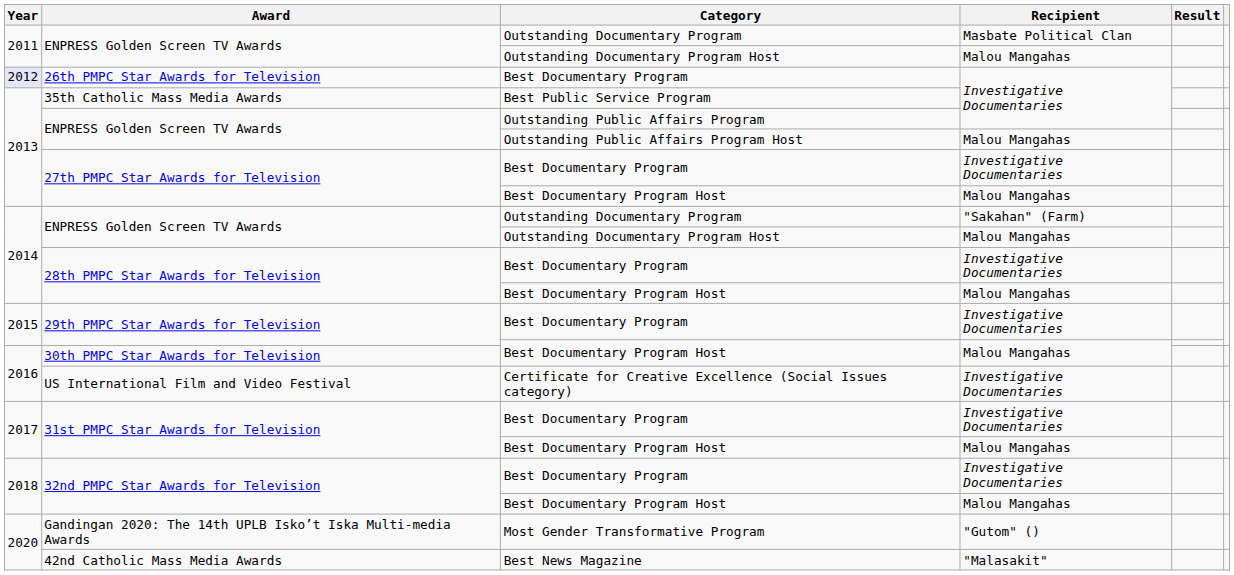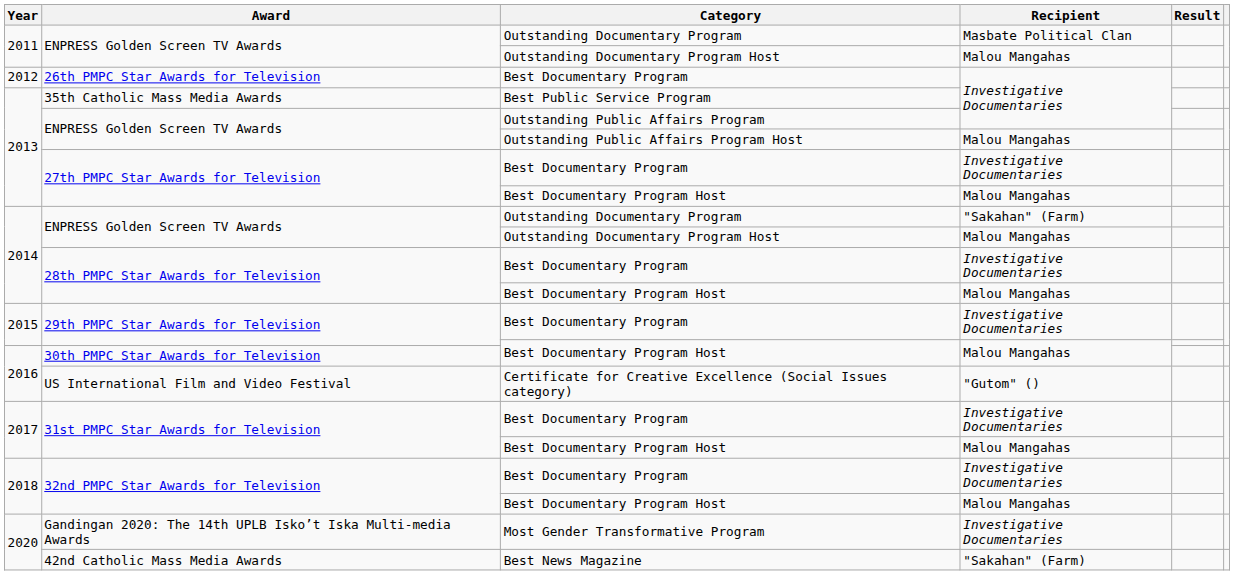(23, 77) lavender background -> (23, 77) no background
(1013, 384) Investigative Documentaries -> (1002, 384) "Gutom" ()
(1002, 532) "Gutom" () -> (1013, 532) Investigative Documentaries
(1005, 560) "Malasakit" -> (1025, 560) "Sakahan" (Farm)
